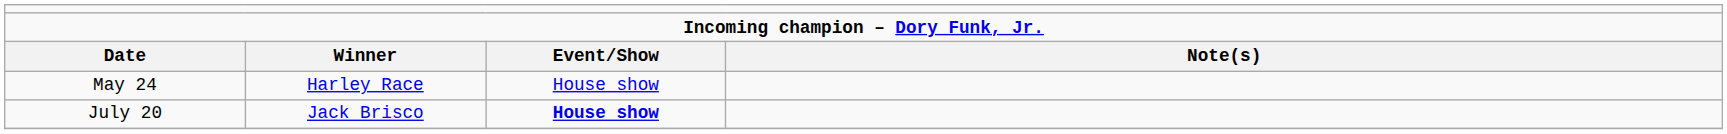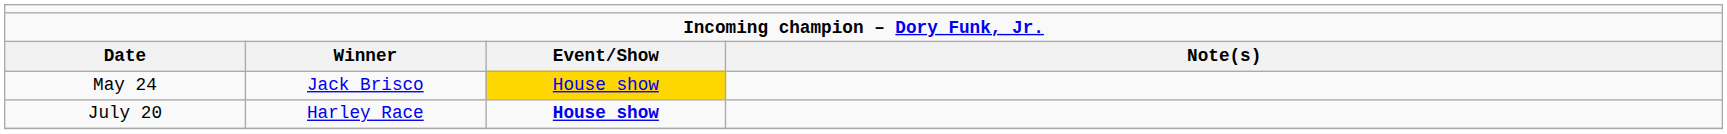(365, 85) Harley Race -> (365, 85) Jack Brisco
(606, 85) no background -> (606, 85) gold background
(365, 114) Jack Brisco -> (365, 114) Harley Race
